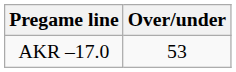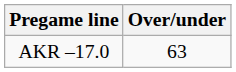(177, 51) 53 -> (177, 51) 63
